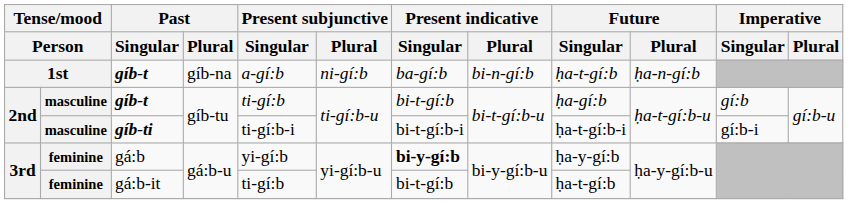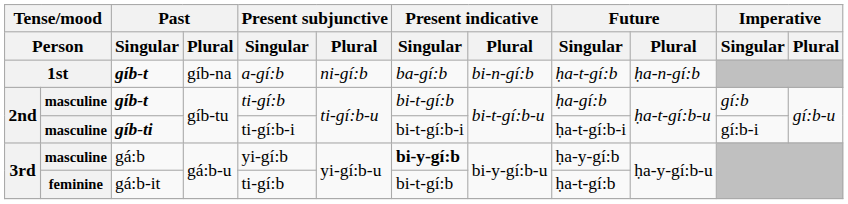(76, 157) feminine -> (76, 157) masculine
